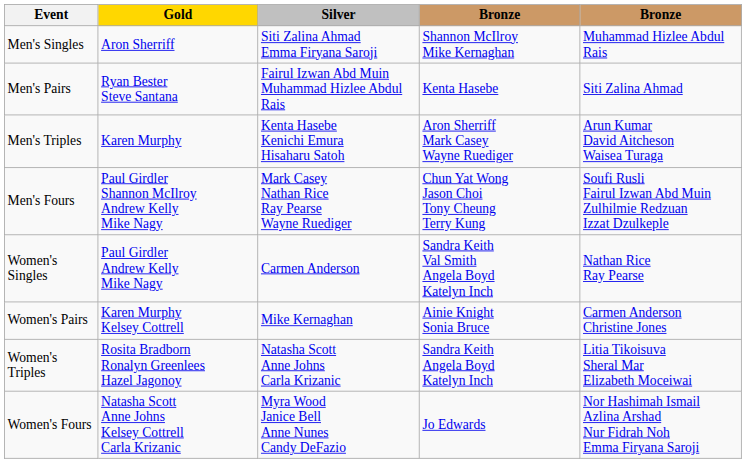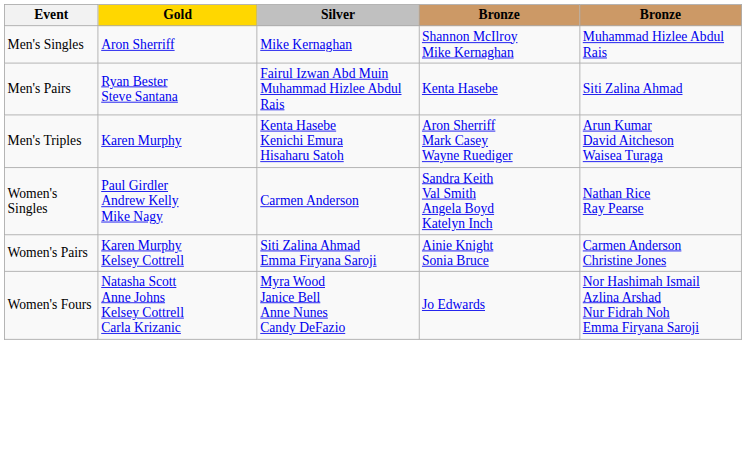(319, 44) Siti Zalina Ahmad Emma Firyana Saroji -> (306, 44) Mike Kernaghan
- row: (41, 201)
(307, 320) Mike Kernaghan -> (318, 253) Siti Zalina Ahmad Emma Firyana Saroji
- row: (32, 365)
